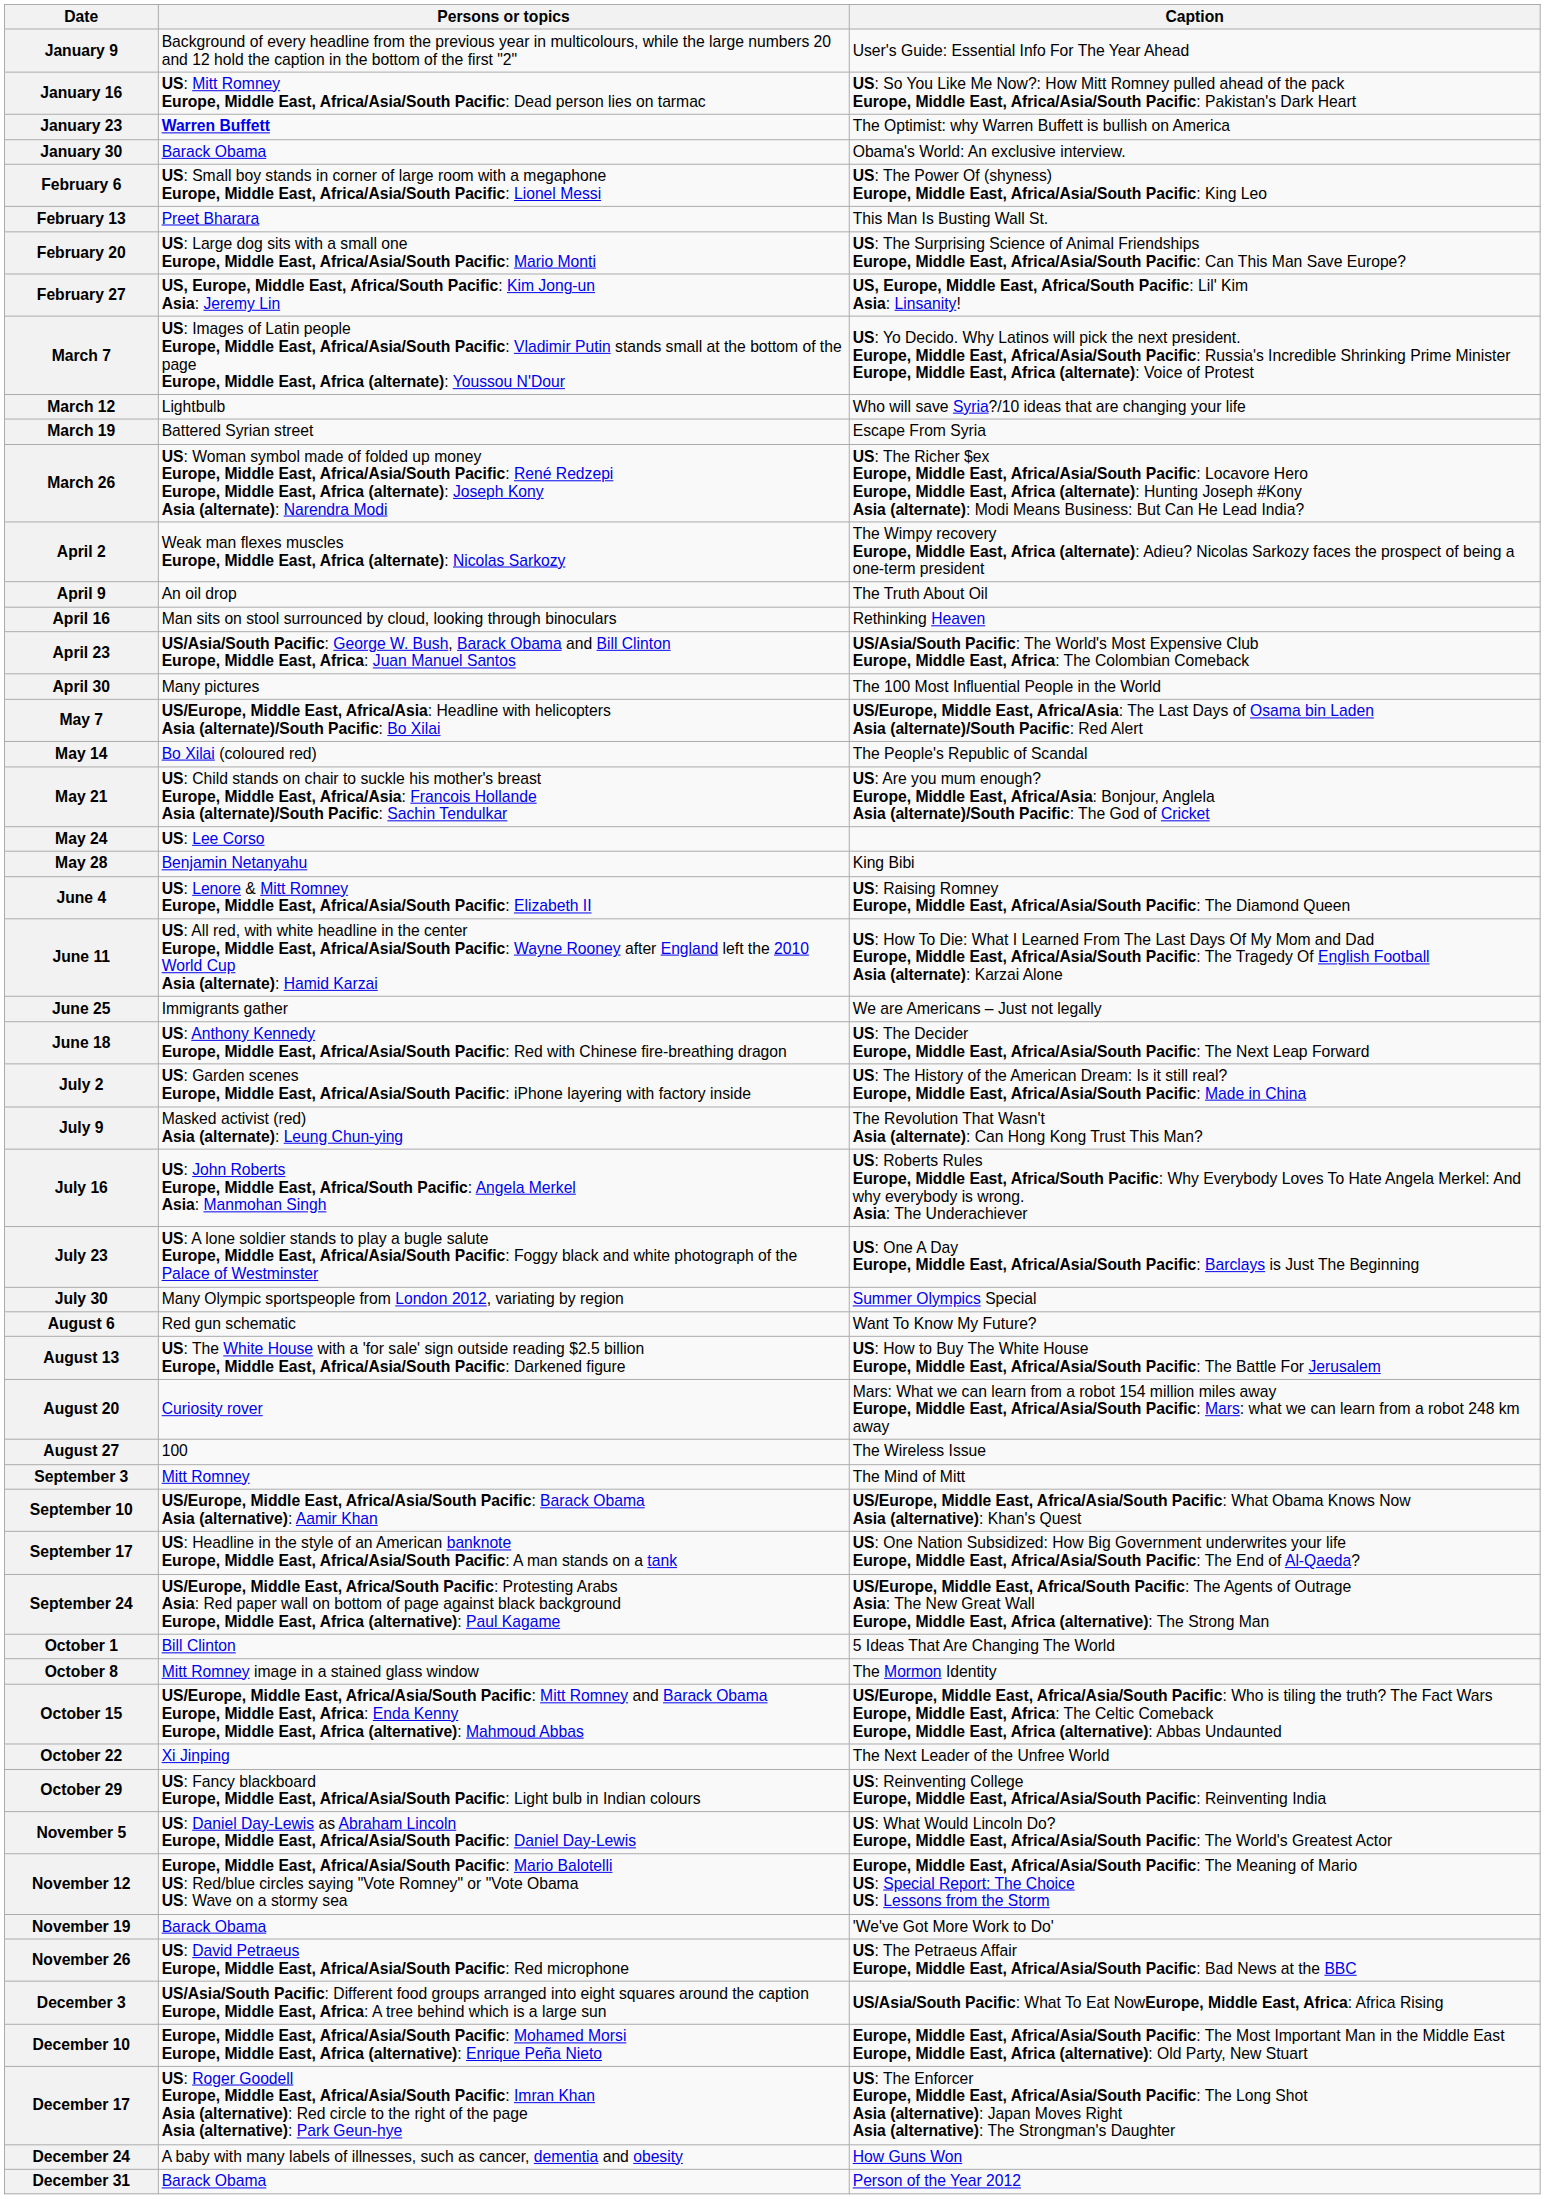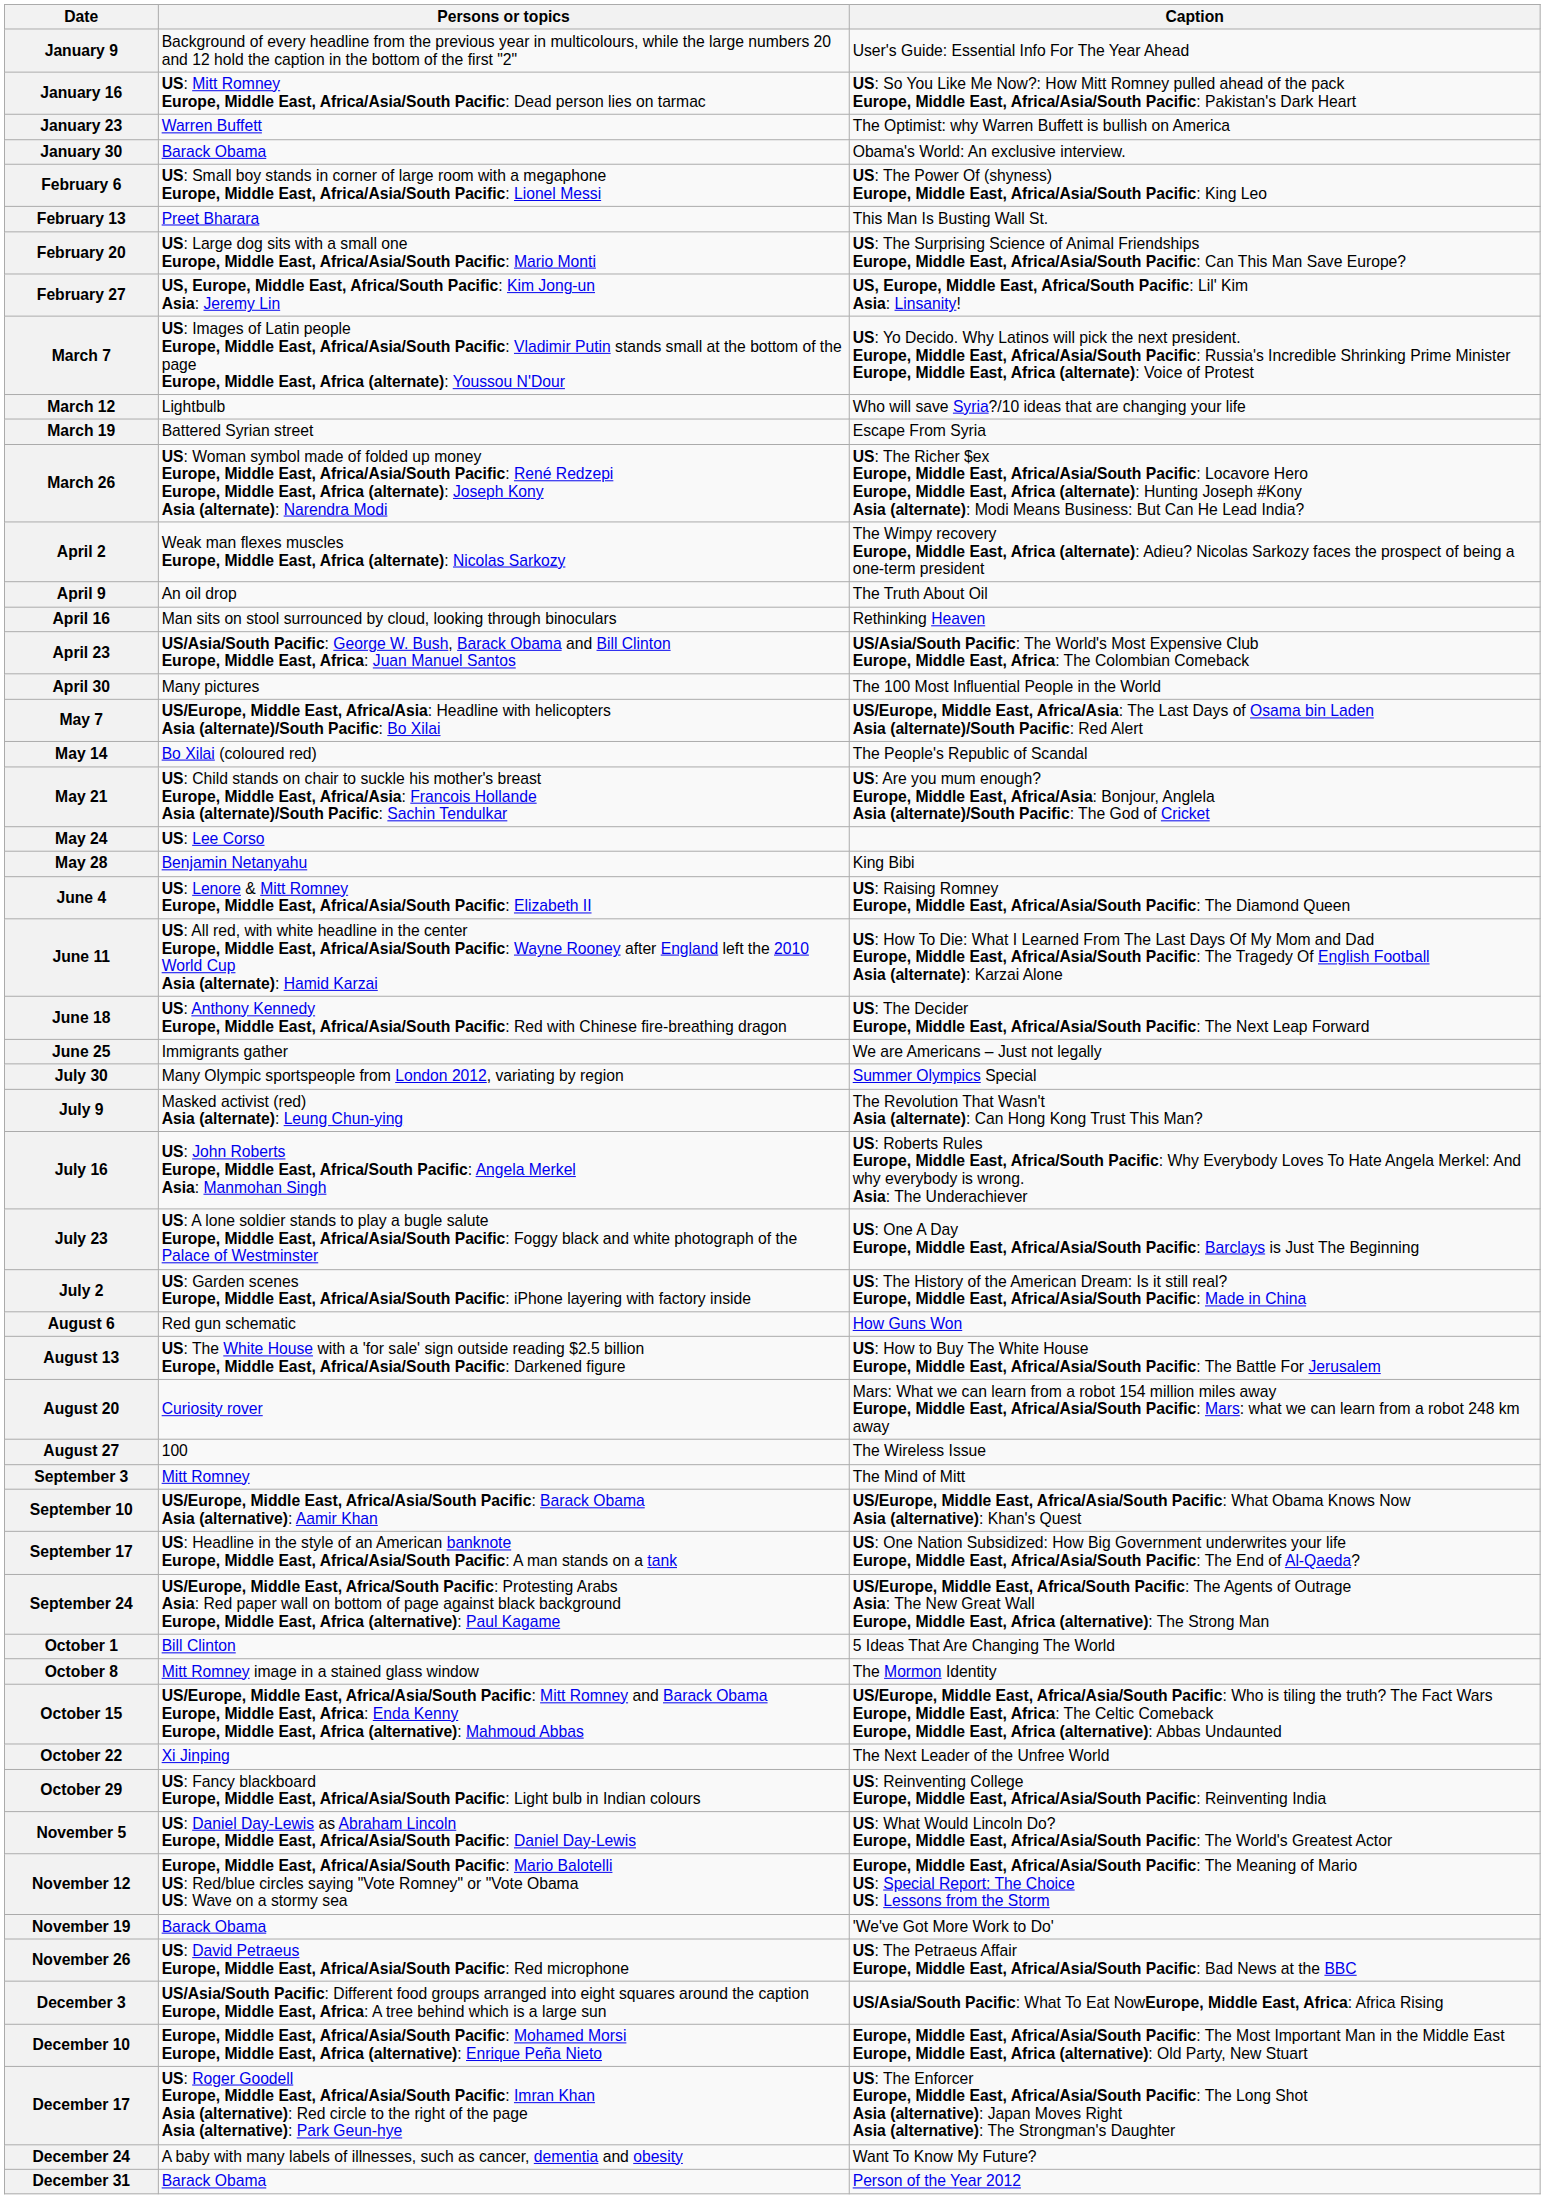(216, 126) bold -> (212, 126) normal
rows swapped: (81, 1042) <-> (81, 1009)
rows swapped: (81, 1085) <-> (81, 1299)
(945, 1324) Want To Know My Future? -> (907, 1324) How Guns Won
(907, 2156) How Guns Won -> (945, 2156) Want To Know My Future?
